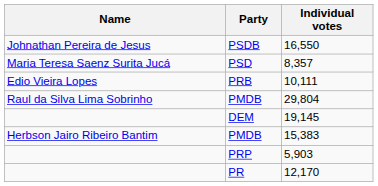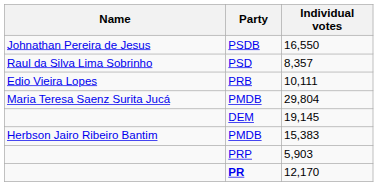(89, 63) Maria Teresa Saenz Surita Jucá -> (80, 63) Raul da Silva Lima Sobrinho
(80, 99) Raul da Silva Lima Sobrinho -> (89, 99) Maria Teresa Saenz Surita Jucá
(236, 172) normal -> (236, 172) bold
